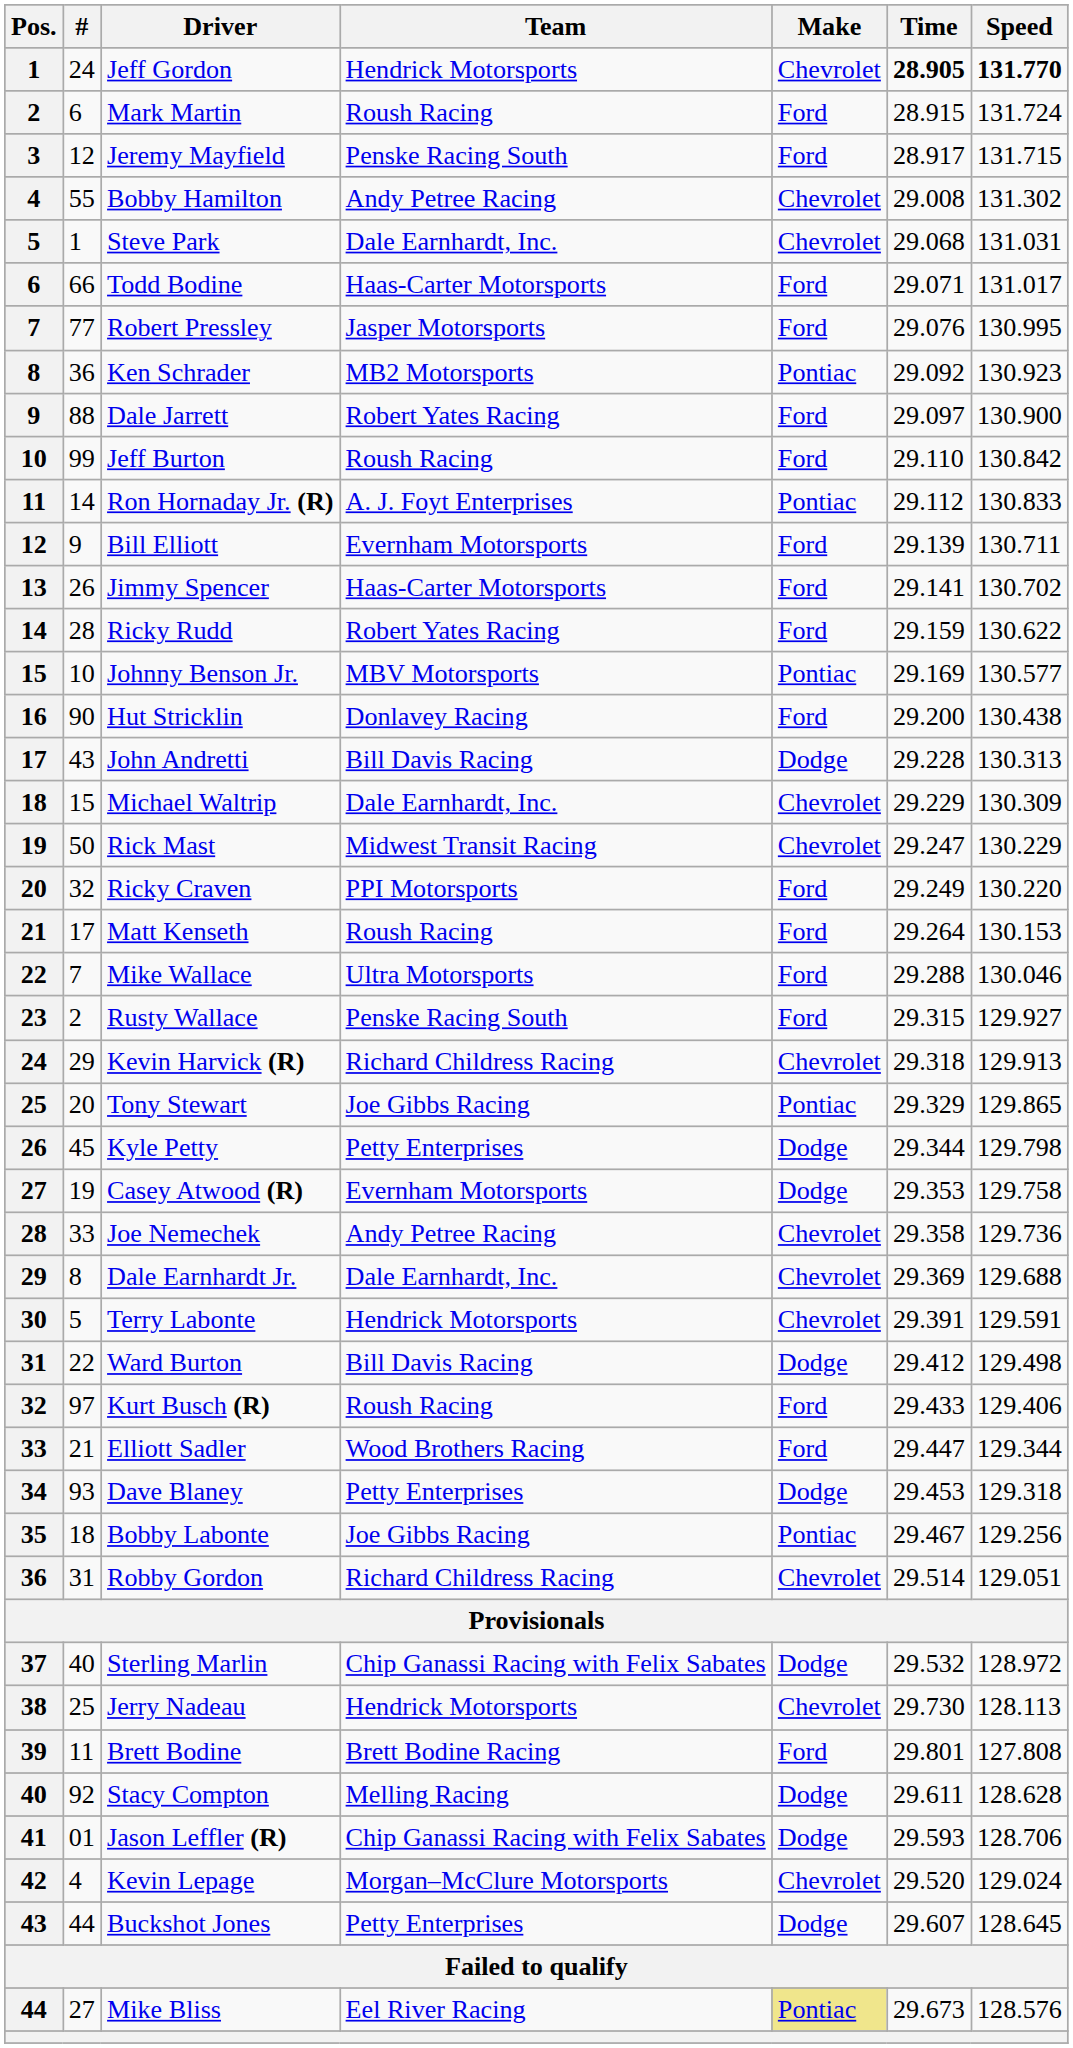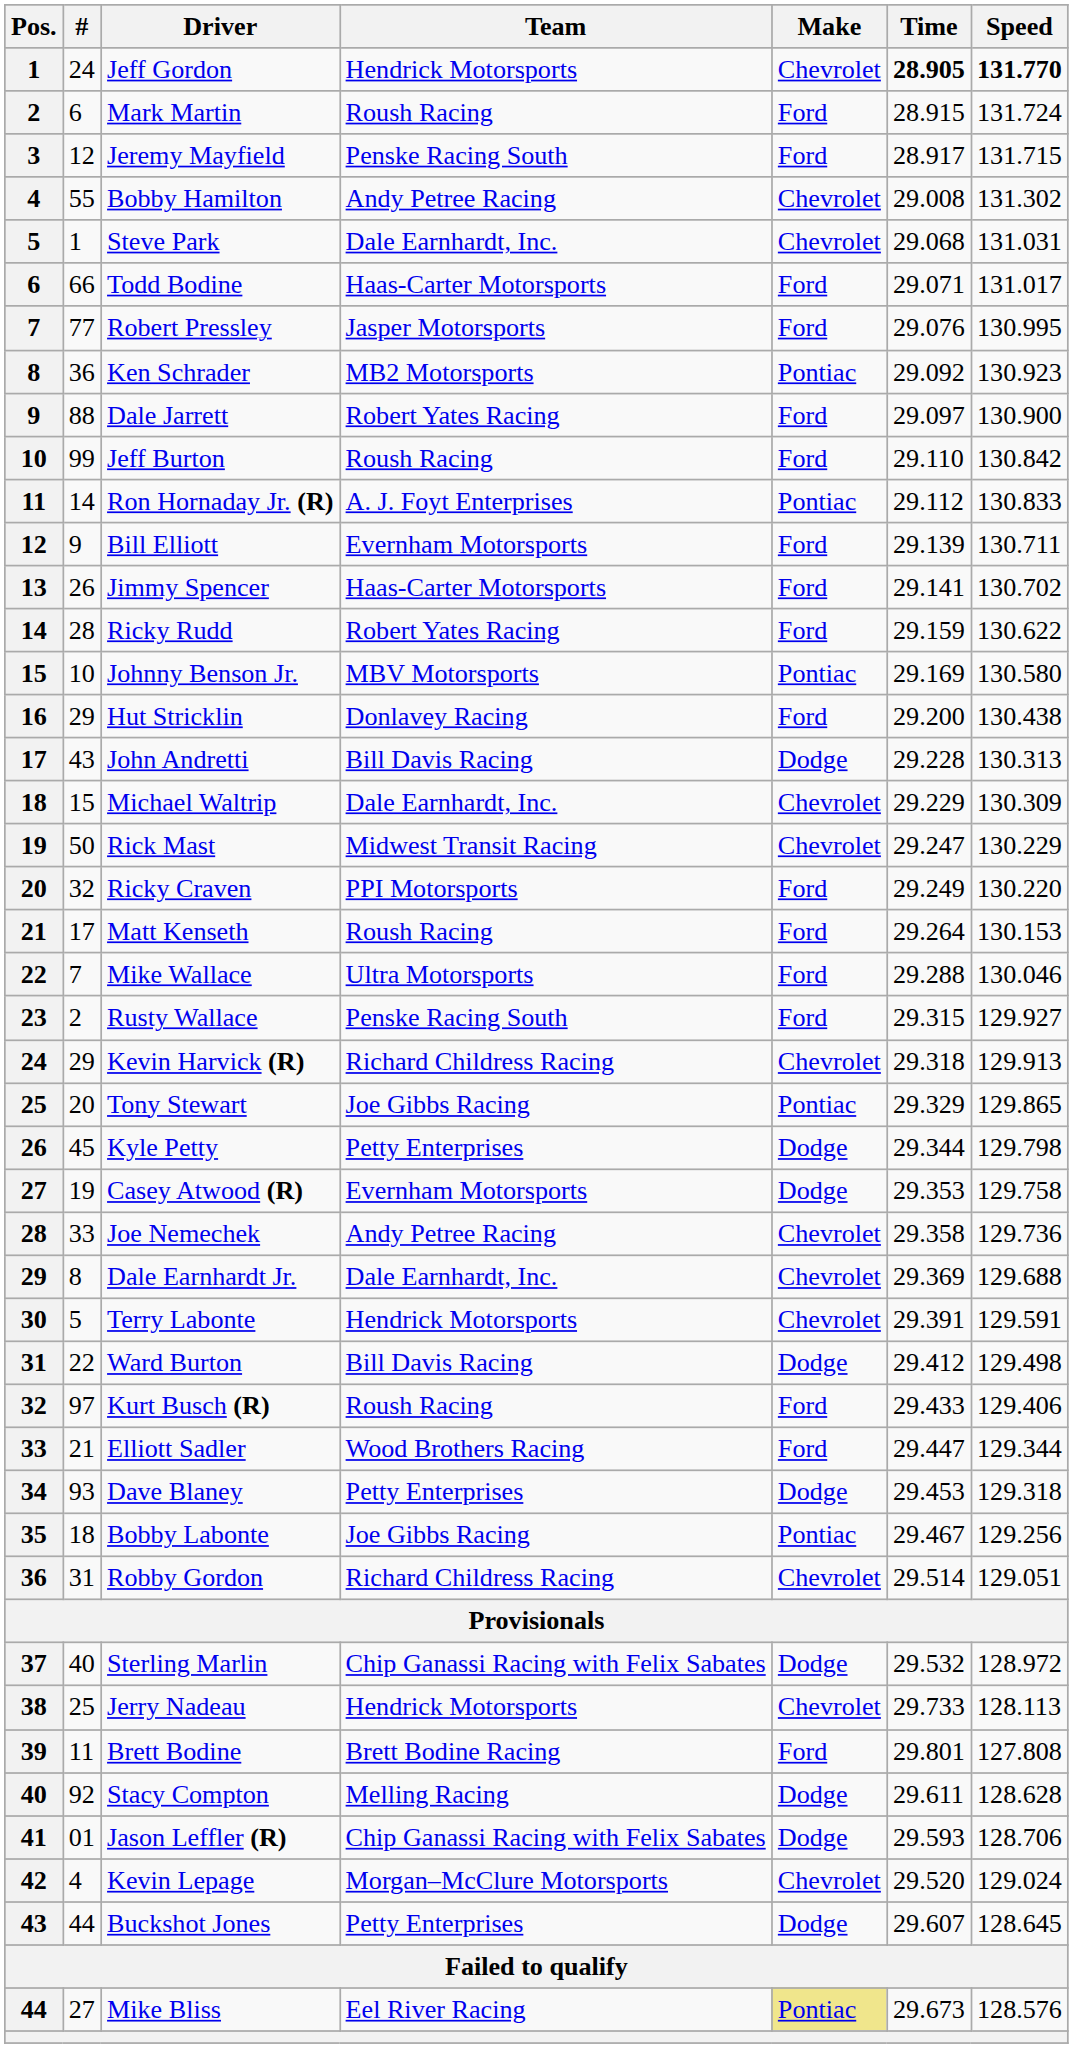(1019, 672) 130.577 -> (1019, 672) 130.580
(82, 715) 90 -> (82, 715) 29
(929, 1707) 29.730 -> (929, 1707) 29.733
